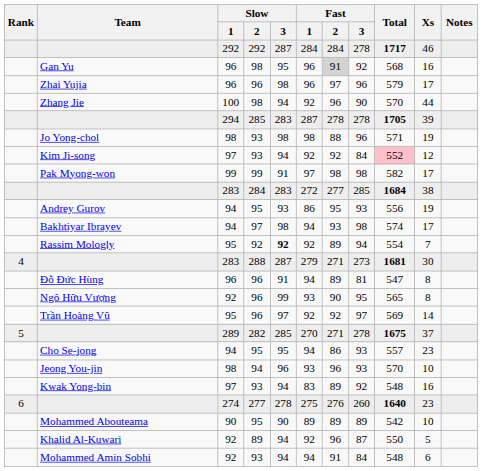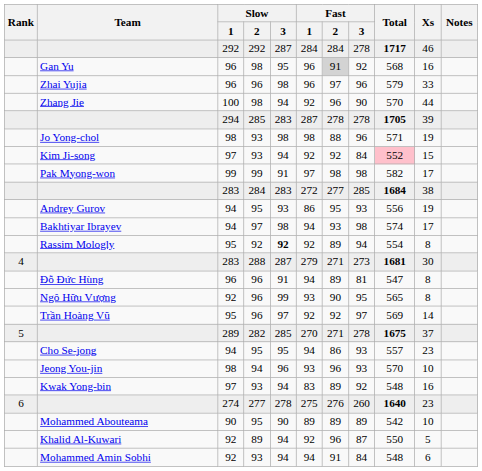(428, 84) 17 -> (428, 84) 33
(428, 155) 12 -> (428, 155) 15
(428, 244) 7 -> (428, 244) 8
